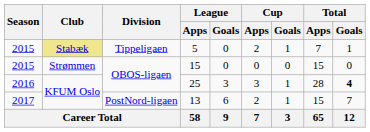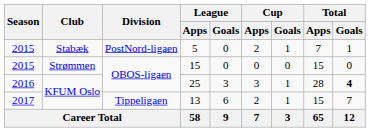(72, 48) khaki background -> (72, 48) no background
(141, 48) Tippeligaen -> (141, 48) PostNord-ligaen
(141, 100) PostNord-ligaen -> (141, 100) Tippeligaen
